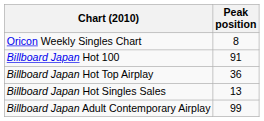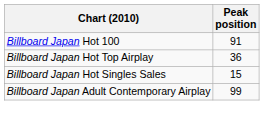- row: (74, 41)
(236, 91) 13 -> (236, 74) 15
